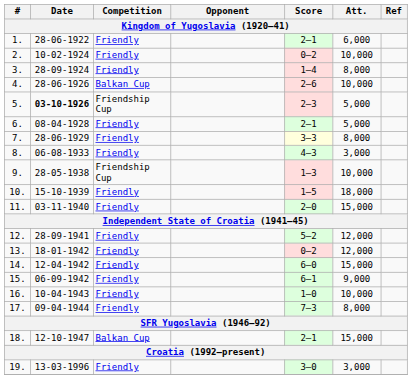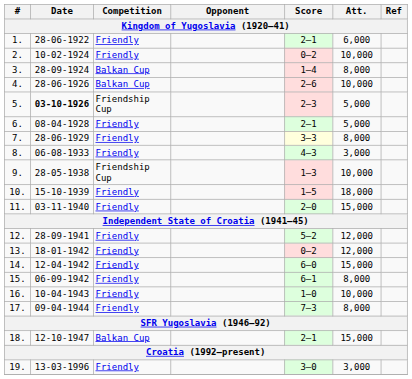(117, 70) Friendly -> (123, 70) Balkan Cup
(357, 280) 9,000 -> (357, 280) 8,000
